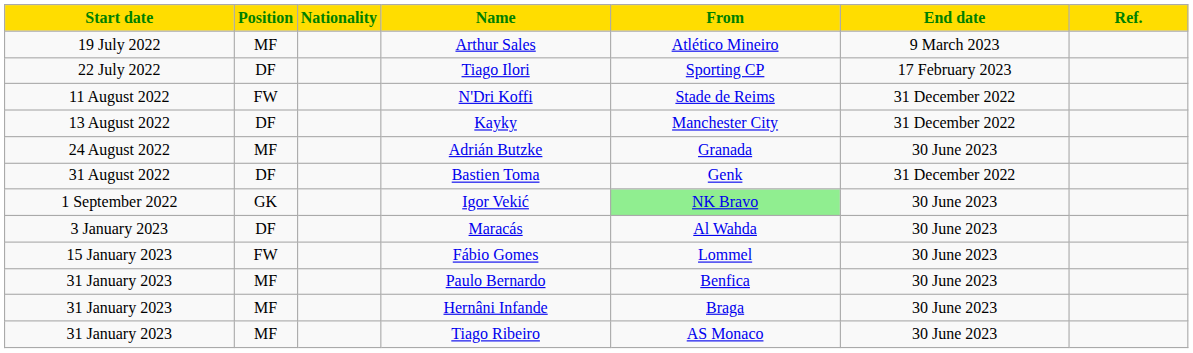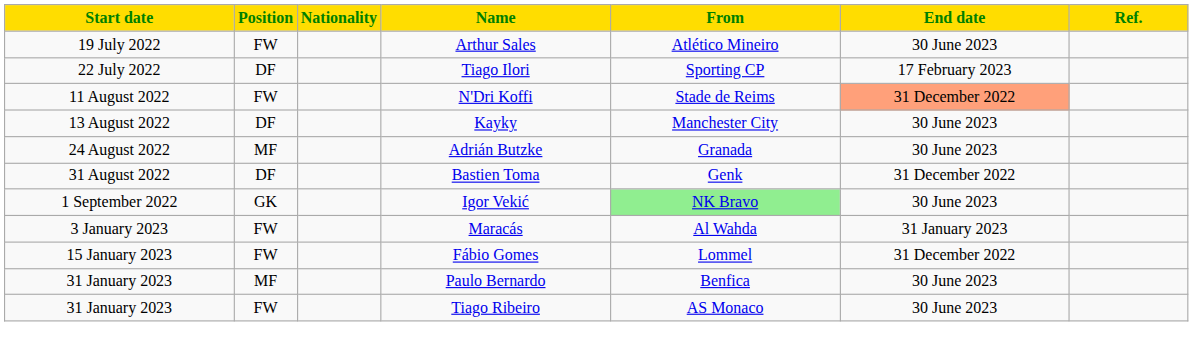(266, 44) MF -> (266, 44) FW
(955, 44) 9 March 2023 -> (955, 44) 30 June 2023
(955, 97) no background -> (955, 97) lightsalmon background
(955, 123) 31 December 2022 -> (955, 123) 30 June 2023
(266, 228) DF -> (266, 228) FW
(955, 228) 30 June 2023 -> (955, 228) 31 January 2023
(955, 255) 30 June 2023 -> (955, 255) 31 December 2022
- row: (496, 308)
(266, 334) MF -> (266, 308) FW
